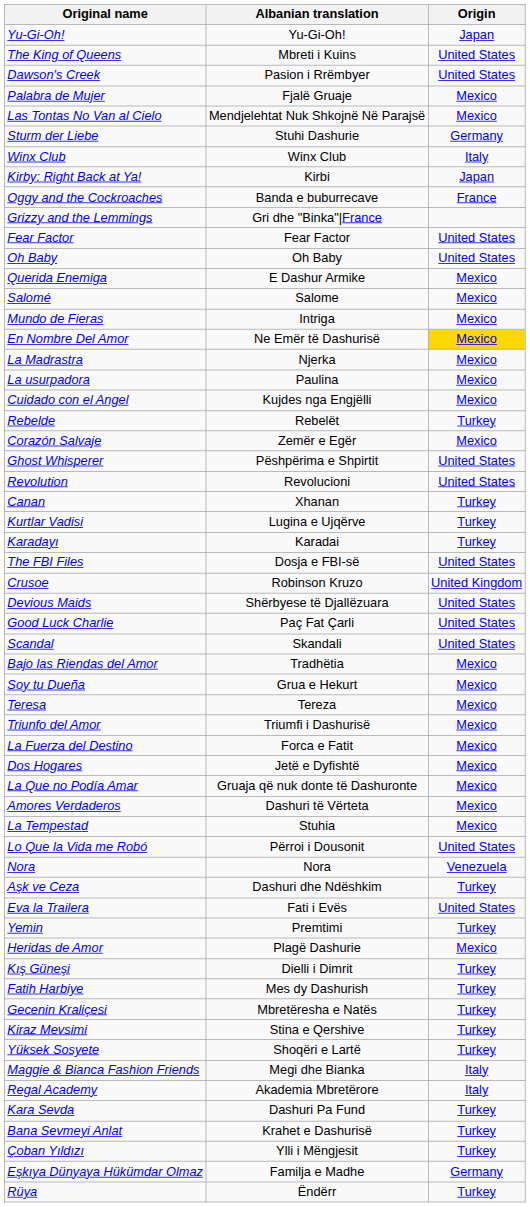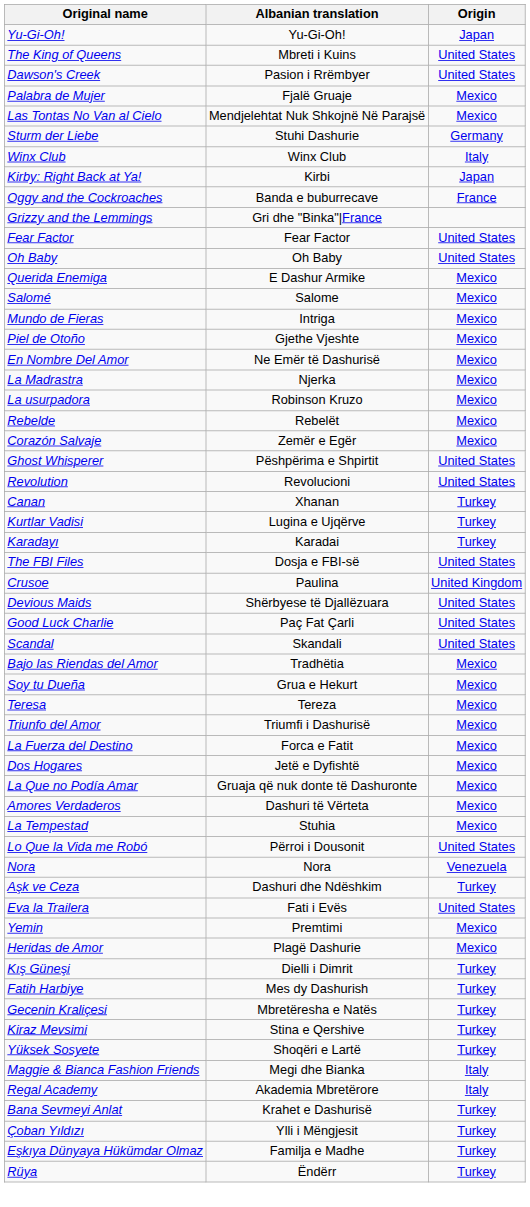+ row: (46, 339)
(477, 339) gold background -> (477, 359) no background
(317, 380) Paulina -> (317, 400) Robinson Kruzo
- row: (68, 400)
(477, 420) Turkey -> (477, 420) Mexico
(317, 583) Robinson Kruzo -> (317, 583) Paulina
(477, 928) Turkey -> (477, 928) Mexico
- row: (41, 1110)
(477, 1171) Germany -> (477, 1151) Turkey
